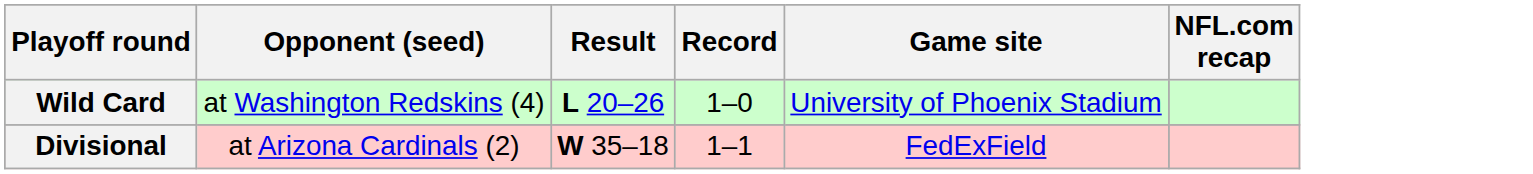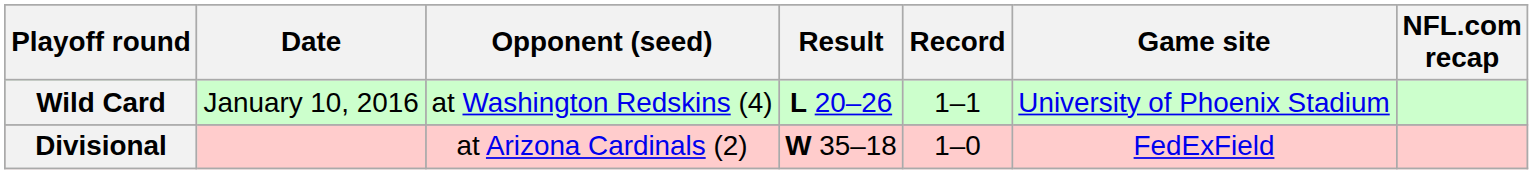+ column: (311, 42)
(730, 102) 1–0 -> (958, 102) 1–1
(730, 146) 1–1 -> (958, 146) 1–0
